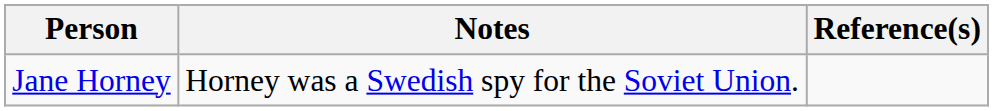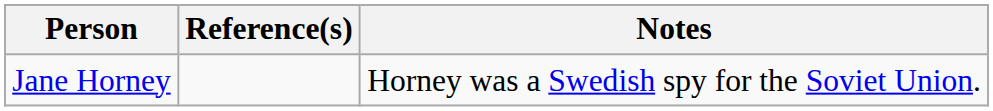columns swapped: (492, 29) <-> (897, 29)
